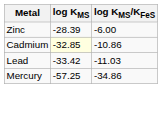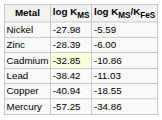+ row: (20, 29)
(67, 60) -33.42 -> (67, 76) -38.42
+ row: (23, 91)
